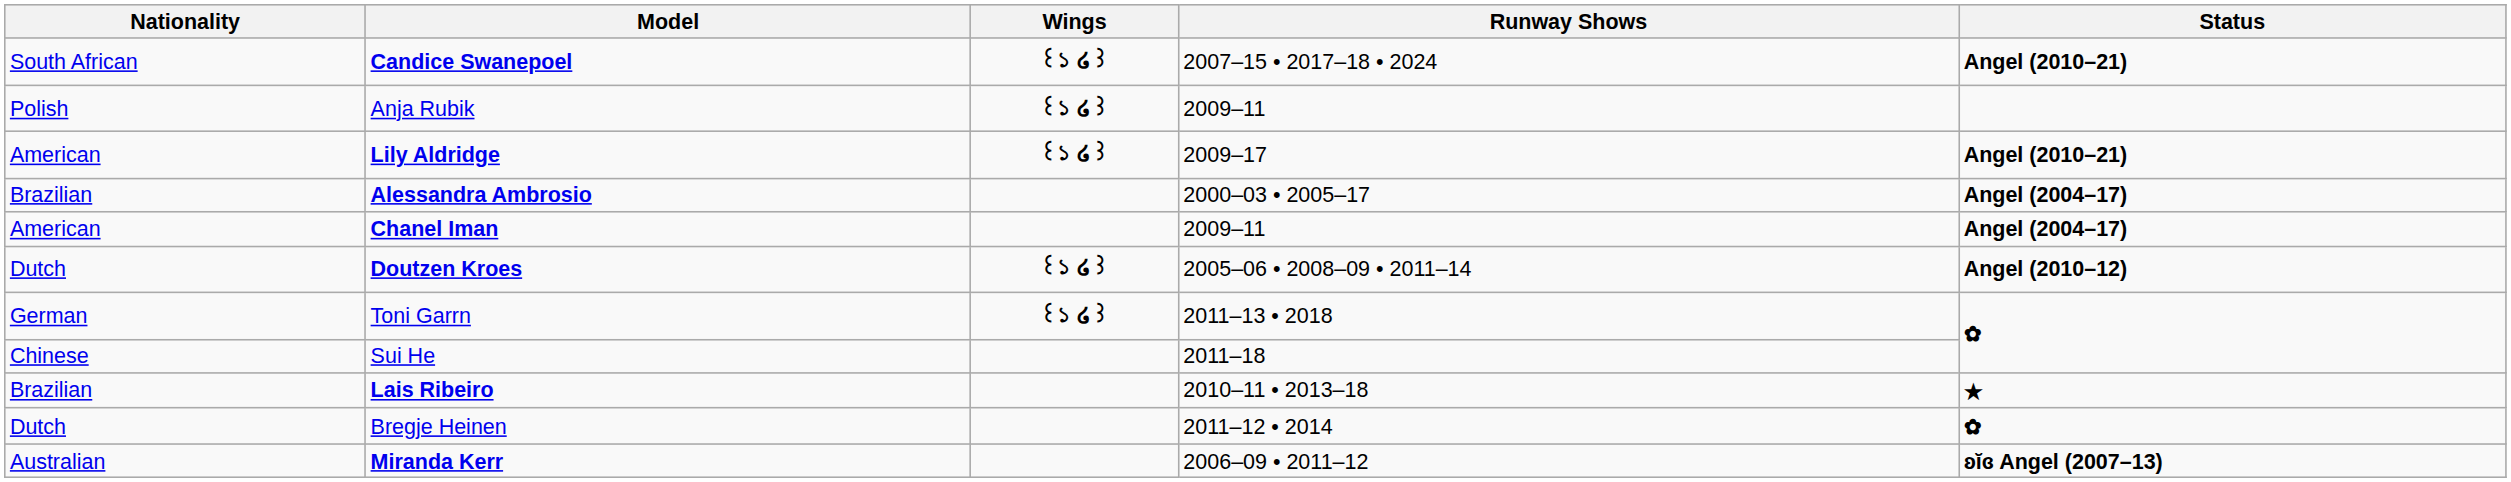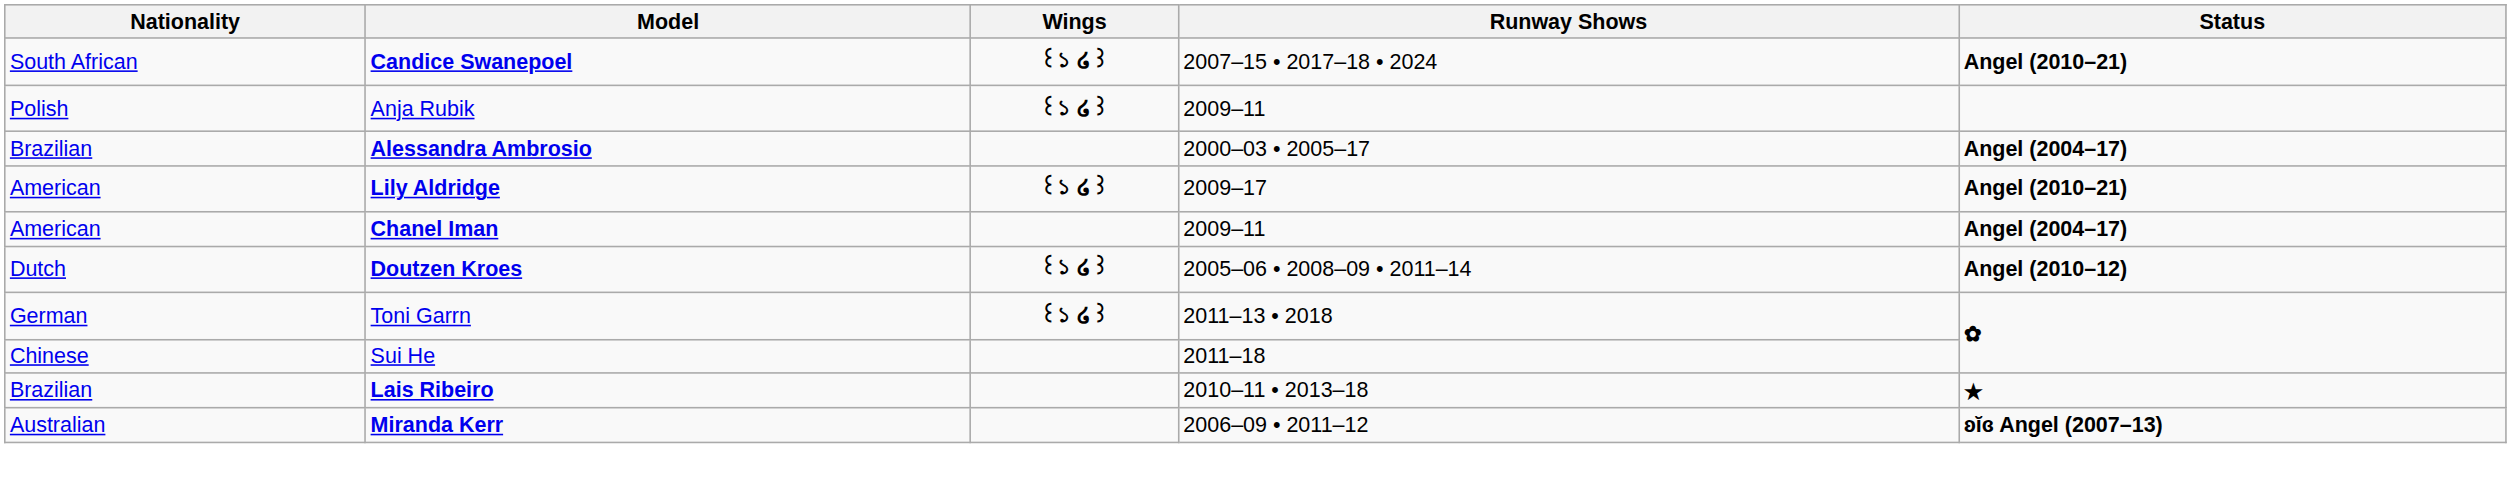rows swapped: (435, 155) <-> (481, 195)
- row: (439, 426)
